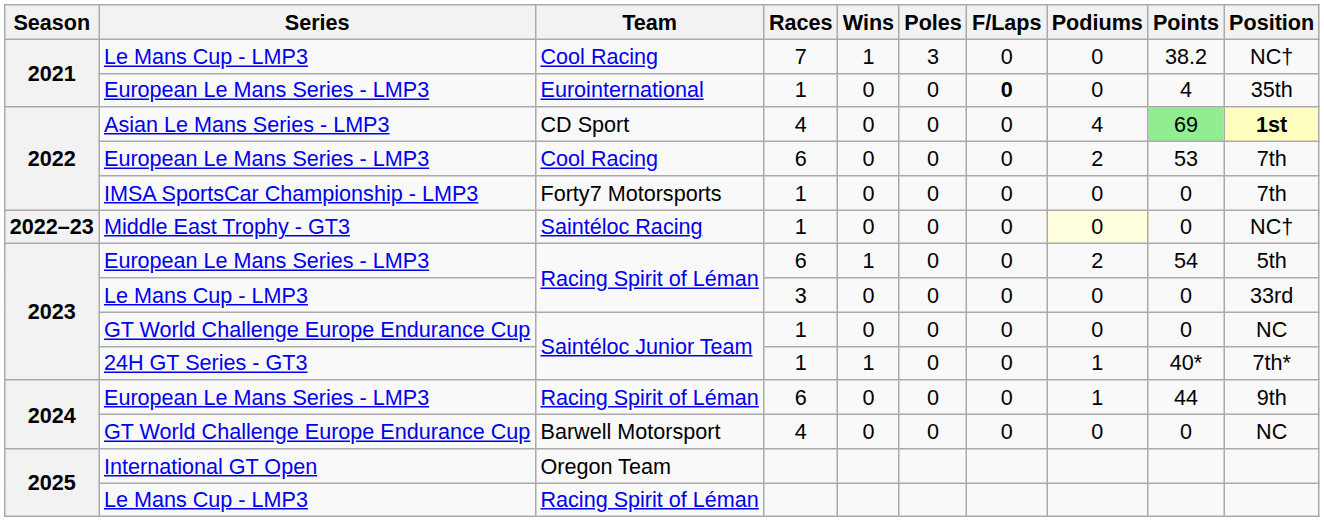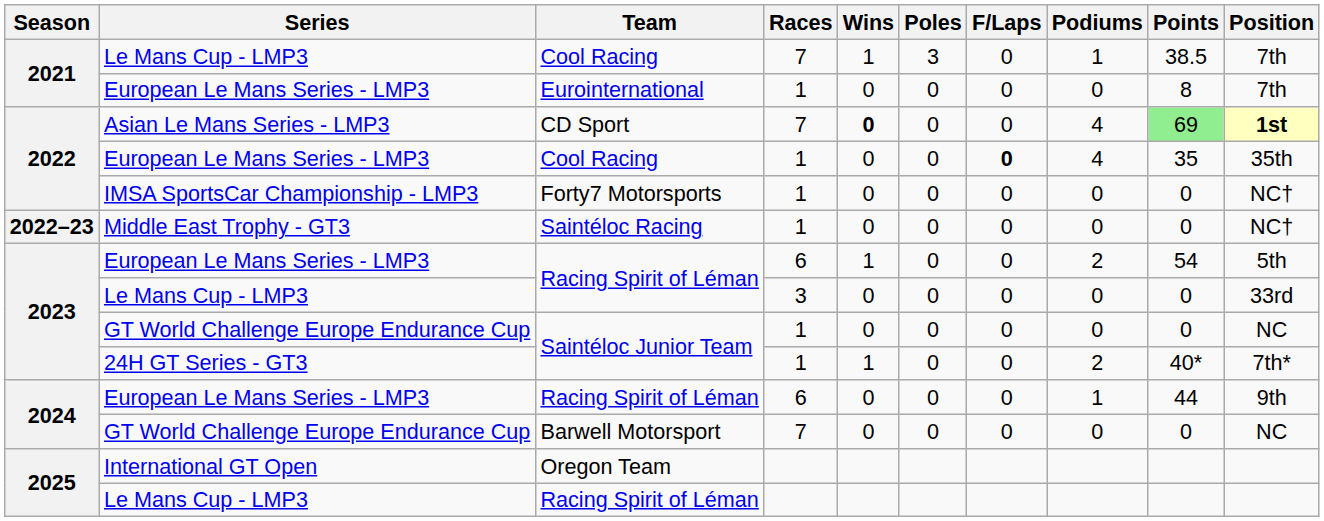(1097, 56) 0 -> (1097, 56) 1
(1186, 56) 38.2 -> (1186, 56) 38.5
(1272, 56) NC† -> (1272, 56) 7th
(1007, 90) bold -> (1007, 90) normal
(1186, 90) 4 -> (1186, 90) 8
(1272, 90) 35th -> (1272, 90) 7th
(801, 125) 4 -> (801, 125) 7
(868, 125) normal -> (868, 125) bold
(801, 159) 6 -> (801, 159) 1
(1007, 159) normal -> (1007, 159) bold
(1097, 159) 2 -> (1097, 159) 4
(1186, 159) 53 -> (1186, 159) 35
(1272, 159) 7th -> (1272, 159) 35th
(1272, 193) 7th -> (1272, 193) NC†
(1097, 227) lightyellow background -> (1097, 227) no background
(1097, 363) 1 -> (1097, 363) 2
(801, 432) 4 -> (801, 432) 7
